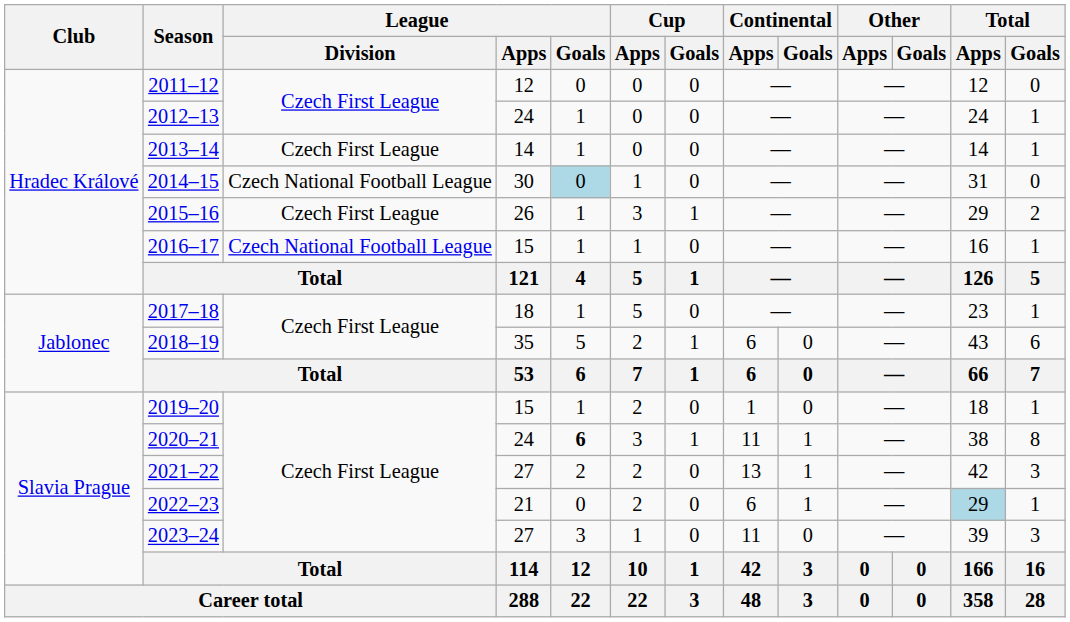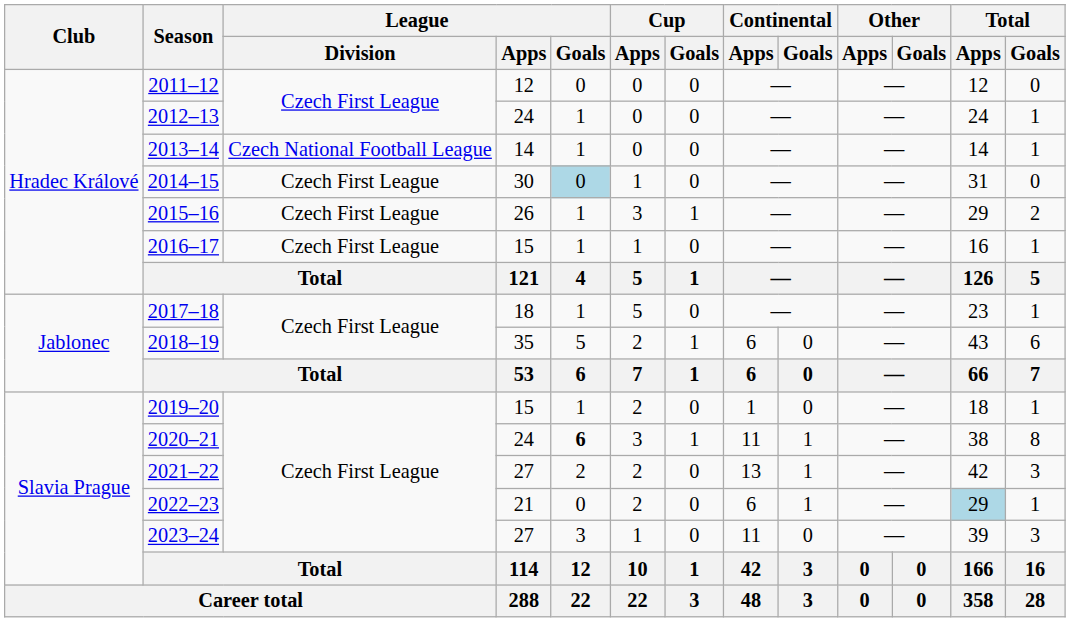(360, 149) Czech First League -> (360, 149) Czech National Football League
(360, 181) Czech National Football League -> (360, 181) Czech First League
(360, 246) Czech National Football League -> (360, 246) Czech First League
